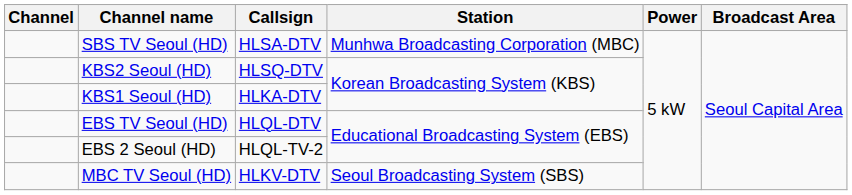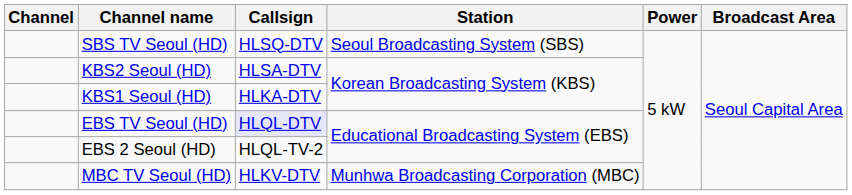(280, 44) HLSA-DTV -> (281, 44) HLSQ-DTV
(485, 44) Munhwa Broadcasting Corporation (MBC) -> (457, 44) Seoul Broadcasting System (SBS)
(281, 70) HLSQ-DTV -> (280, 70) HLSA-DTV
(280, 123) no background -> (280, 123) lavender background
(457, 176) Seoul Broadcasting System (SBS) -> (485, 176) Munhwa Broadcasting Corporation (MBC)
